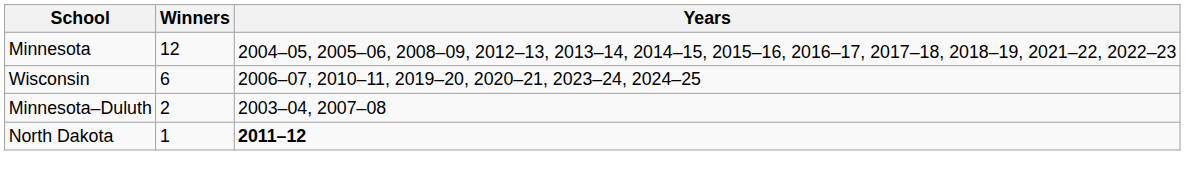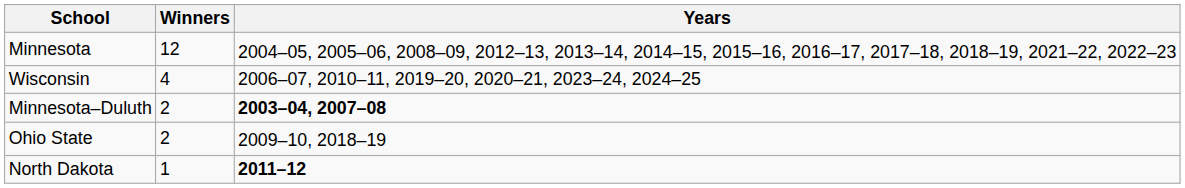(165, 79) 6 -> (165, 79) 4
(312, 107) normal -> (312, 107) bold
+ row: (51, 138)
